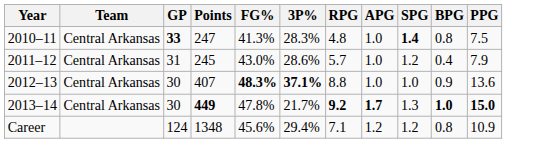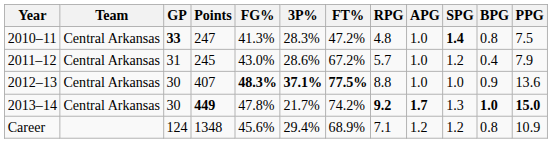+ column: (348, 15)
